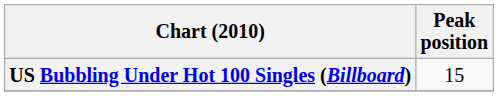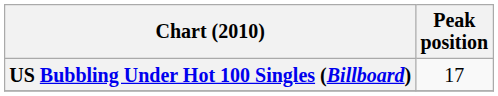(454, 74) 15 -> (454, 74) 17
